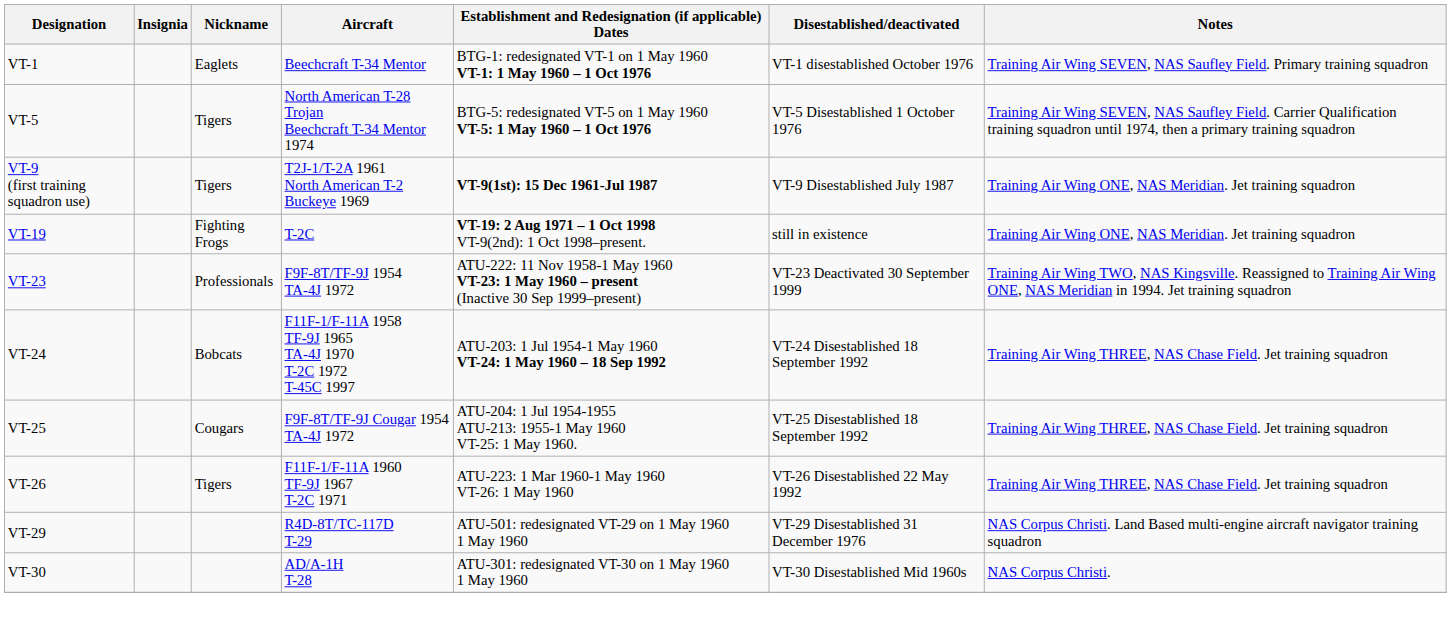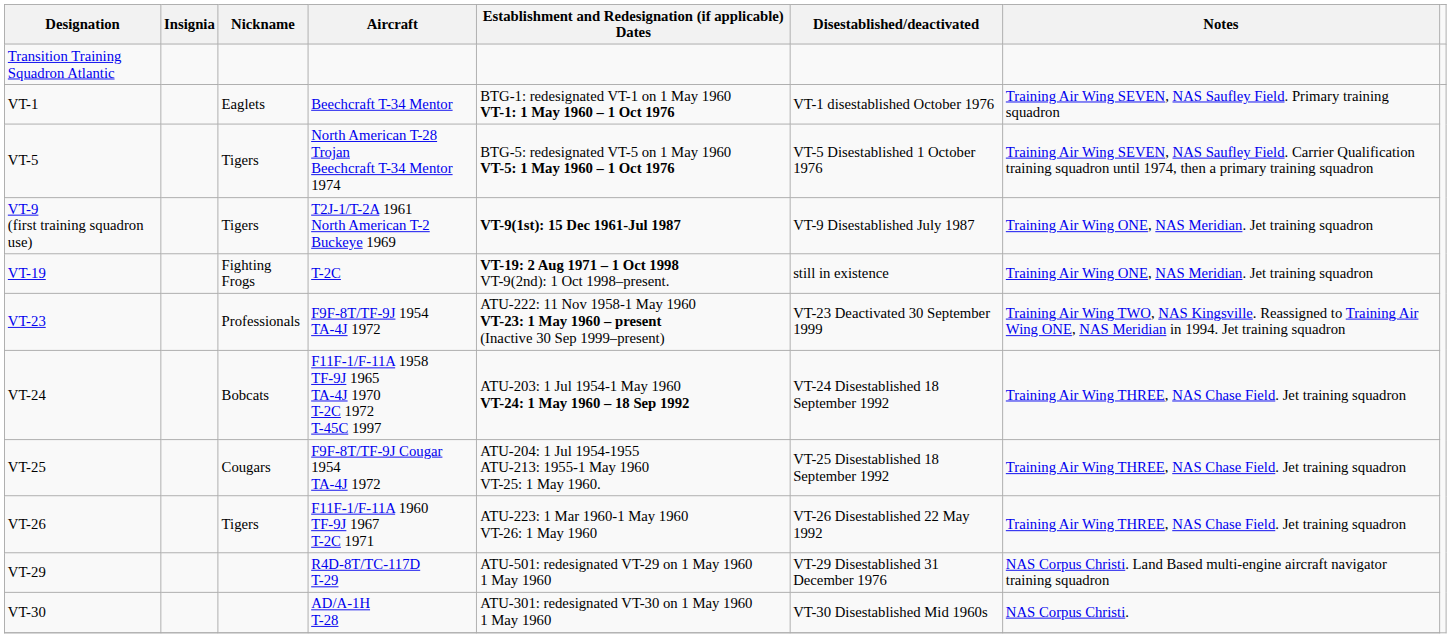+ row: (65, 64)
